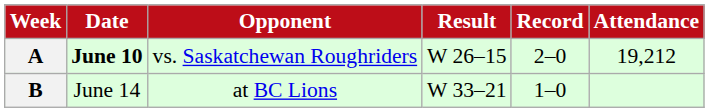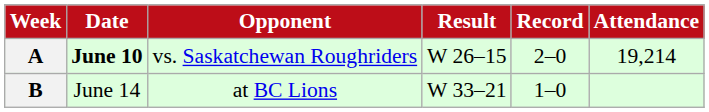(646, 55) 19,212 -> (646, 55) 19,214
